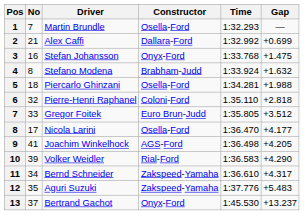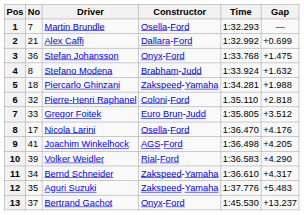(33, 56) 16 -> (33, 56) 36
(165, 85) Osella-Ford -> (180, 85) Zakspeed-Yamaha
(277, 129) +4.177 -> (277, 129) +4.176
